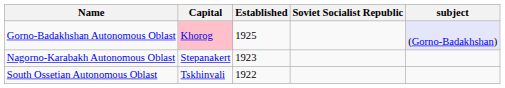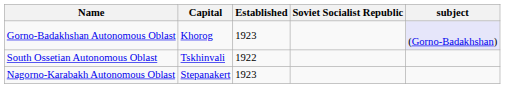(197, 35) pink background -> (197, 35) no background
(246, 35) 1925 -> (246, 35) 1923
rows swapped: (91, 58) <-> (82, 74)
